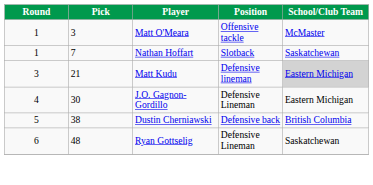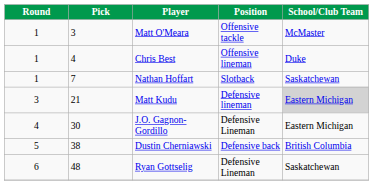+ row: (155, 58)
